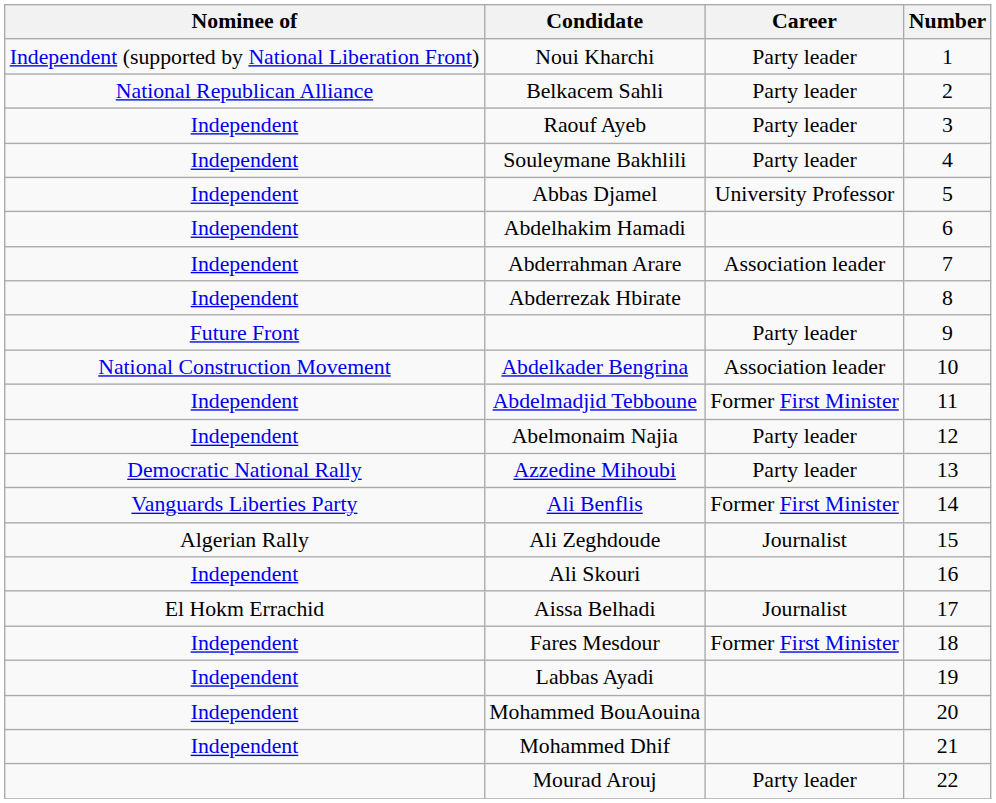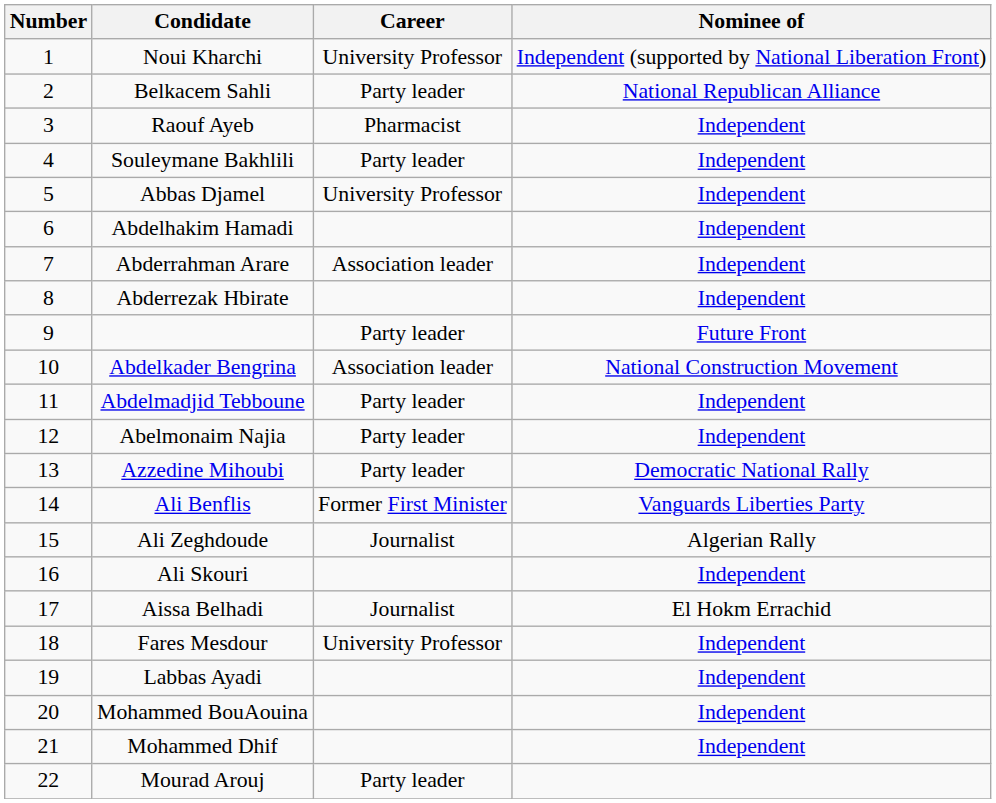columns swapped: (948, 21) <-> (244, 21)
(805, 56) Party leader -> (412, 56) University Professor
(805, 125) Party leader -> (412, 125) Pharmacist
(805, 401) Former First Minister -> (412, 401) Party leader
(805, 642) Former First Minister -> (412, 642) University Professor
